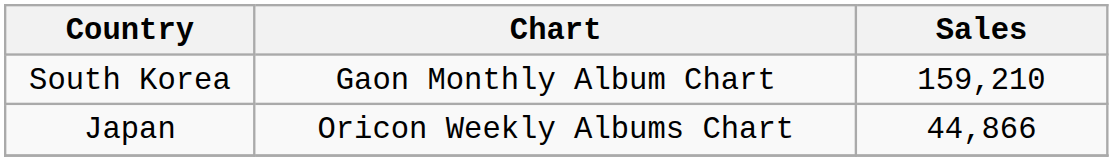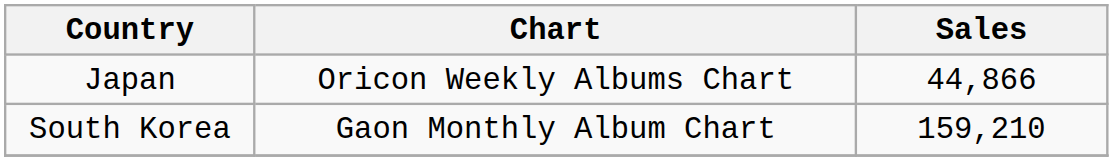rows swapped: (130, 80) <-> (130, 130)
